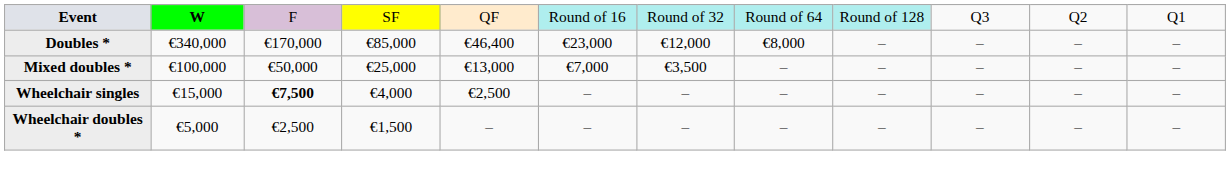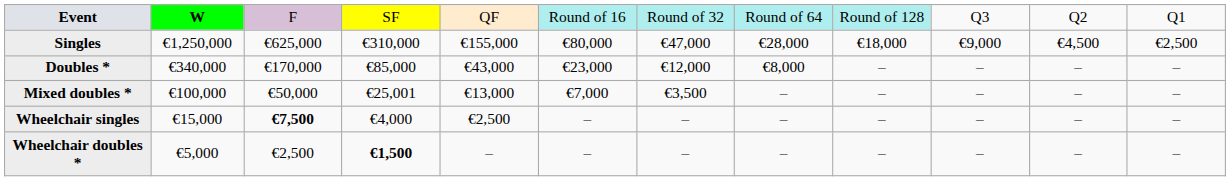+ row: (78, 43)
(489, 43) €46,400 -> (489, 68) €43,000
(391, 68) €25,000 -> (391, 93) €25,001
(391, 128) normal -> (391, 153) bold
